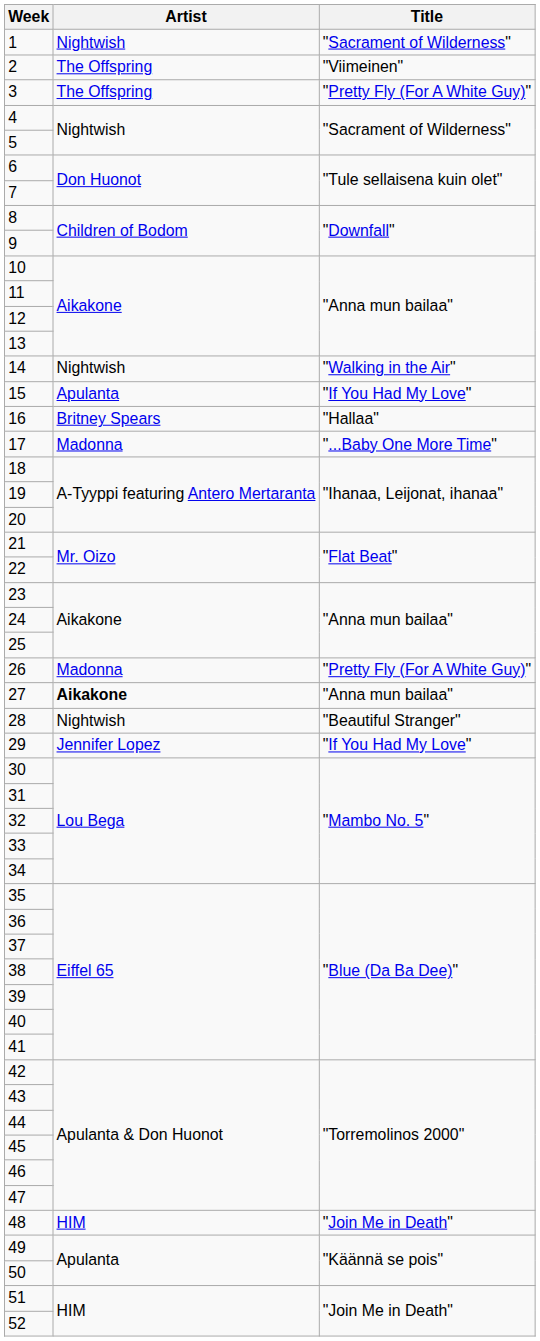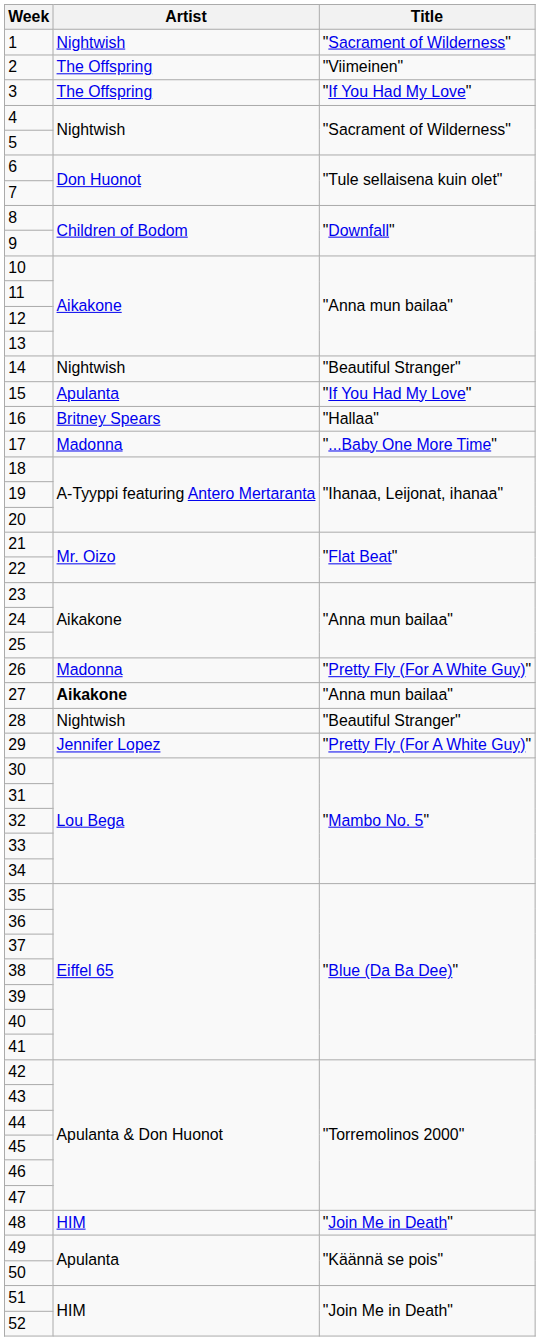(427, 92) "Pretty Fly (For A White Guy)" -> (397, 92) "If You Had My Love"
(389, 368) "Walking in the Air" -> (392, 368) "Beautiful Stranger"
(397, 745) "If You Had My Love" -> (427, 745) "Pretty Fly (For A White Guy)"
